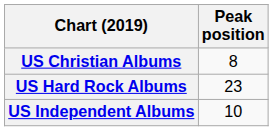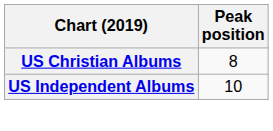- row: (101, 86)
